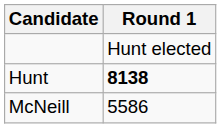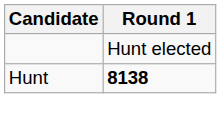- row: (39, 107)
